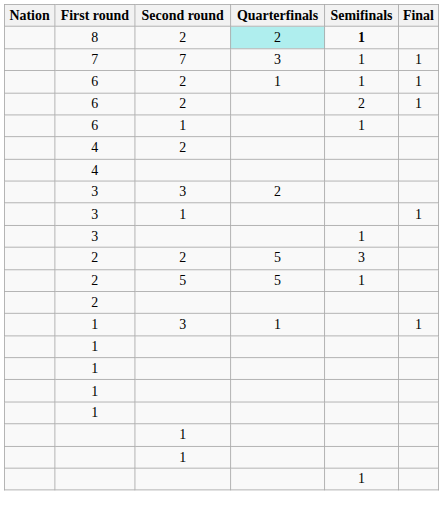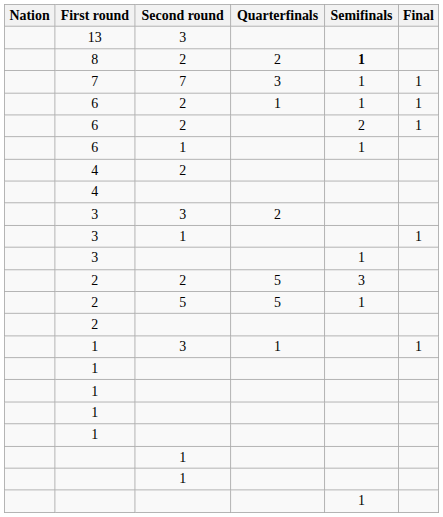+ row: (95, 37)
(278, 37) paleturquoise background -> (278, 59) no background
